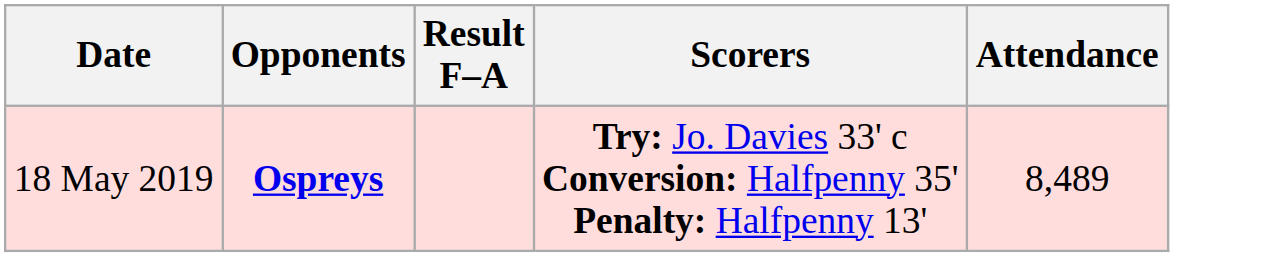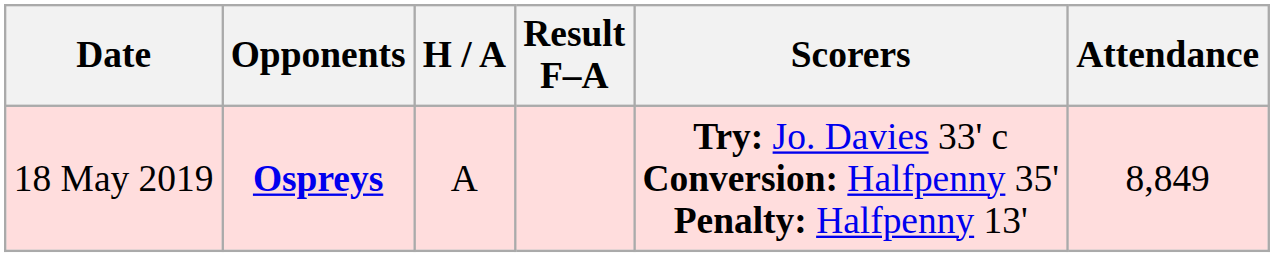+ column: (464, 55)
(1067, 177) 8,489 -> (1168, 177) 8,849
